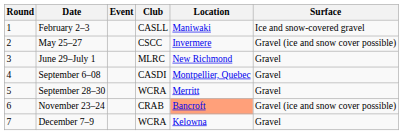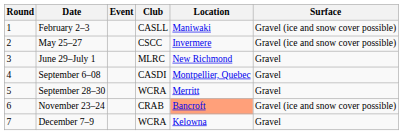(310, 28) Ice and snow-covered gravel -> (326, 28) Gravel (ice and snow cover possible)
